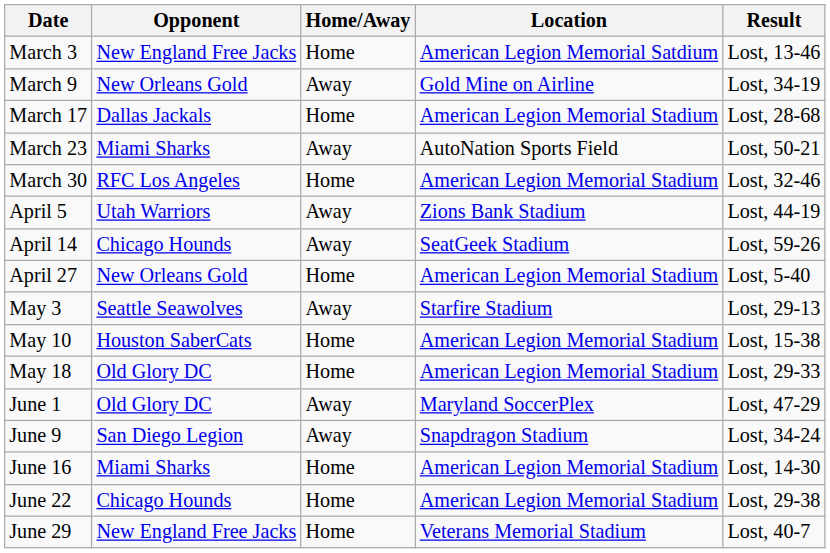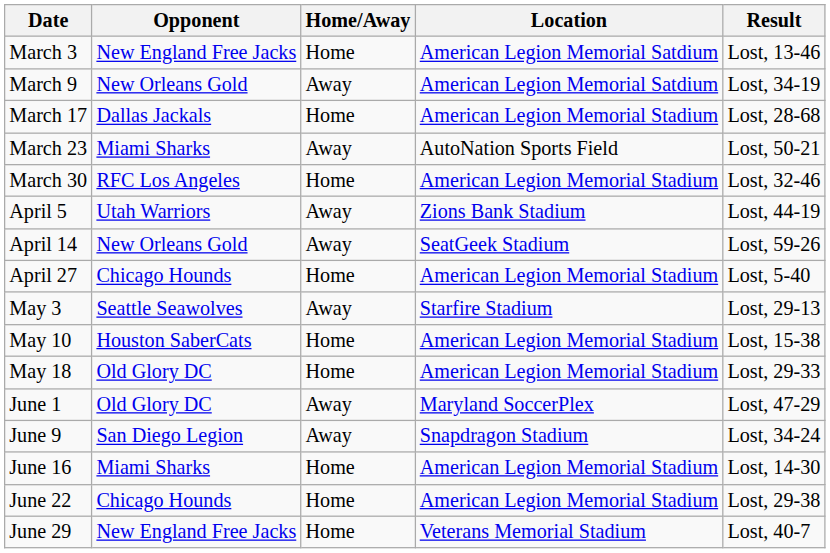(507, 84) Gold Mine on Airline -> (569, 84) American Legion Memorial Satdium
(164, 244) Chicago Hounds -> (172, 244) New Orleans Gold
(172, 276) New Orleans Gold -> (164, 276) Chicago Hounds
